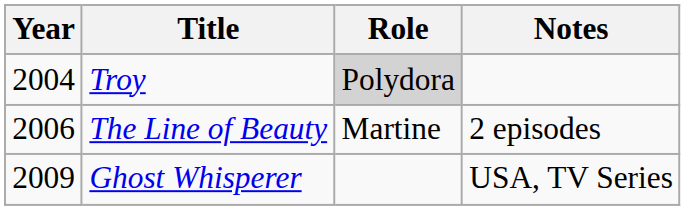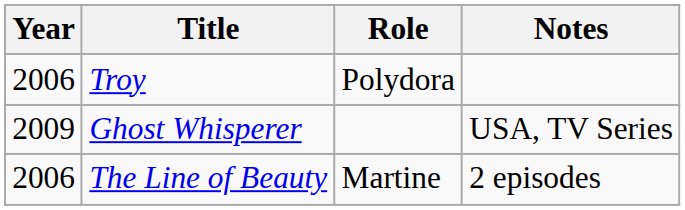(44, 79) 2004 -> (44, 79) 2006
(398, 79) lightgrey background -> (398, 79) no background
rows swapped: (208, 128) <-> (196, 178)
